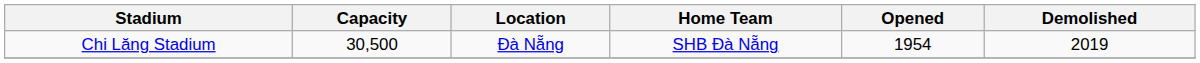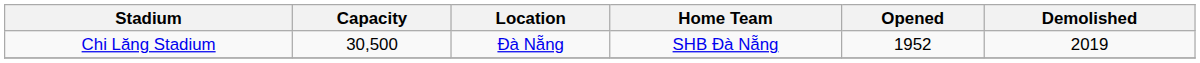(913, 44) 1954 -> (913, 44) 1952
